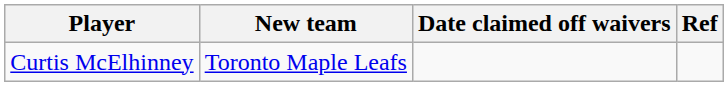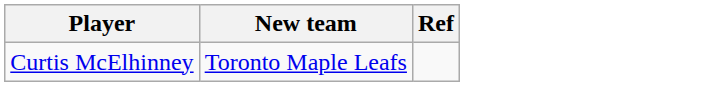- column: (544, 23)
